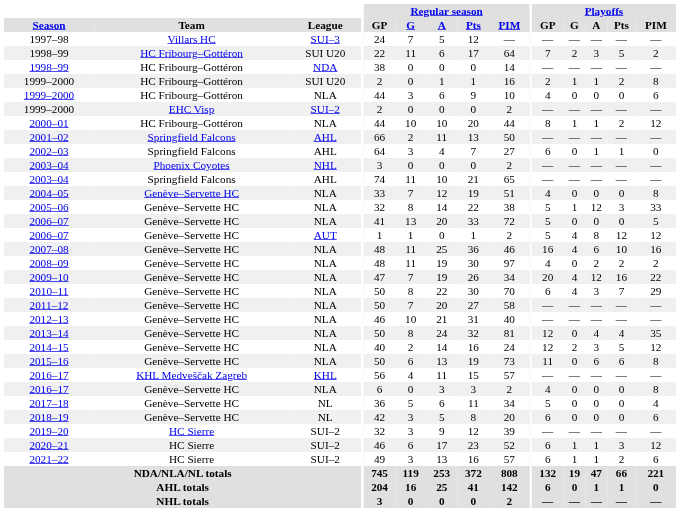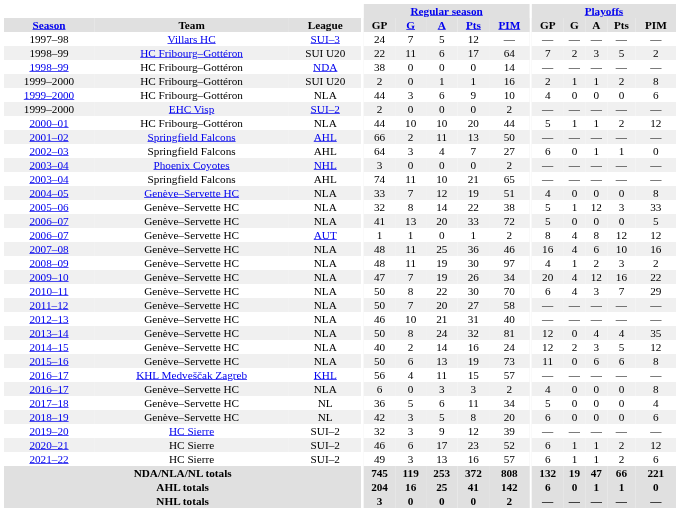(548, 123) 8 -> (548, 123) 5
(548, 235) 5 -> (548, 235) 8
(574, 263) 0 -> (574, 263) 1
(621, 263) 2 -> (621, 263) 3
(621, 445) 3 -> (621, 445) 2
